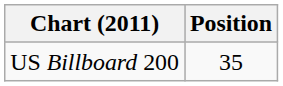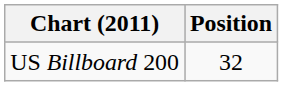(231, 61) 35 -> (231, 61) 32
